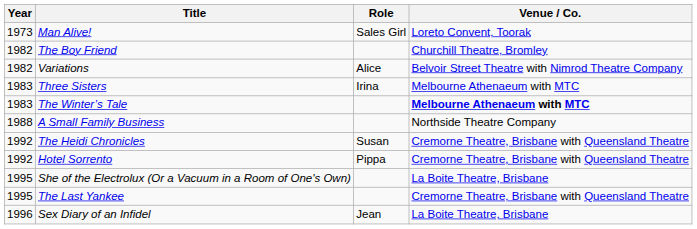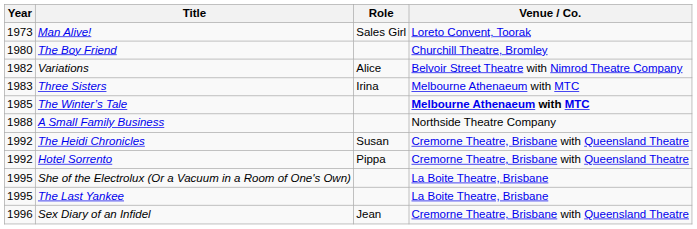(20, 50) 1982 -> (20, 50) 1980
(20, 104) 1983 -> (20, 104) 1985
(550, 196) Cremorne Theatre, Brisbane with Queensland Theatre -> (480, 196) La Boite Theatre, Brisbane
(480, 214) La Boite Theatre, Brisbane -> (550, 214) Cremorne Theatre, Brisbane with Queensland Theatre
